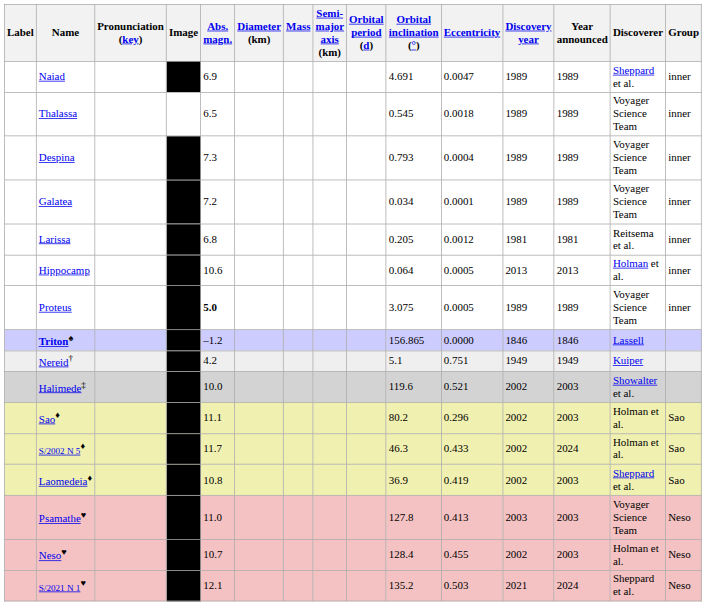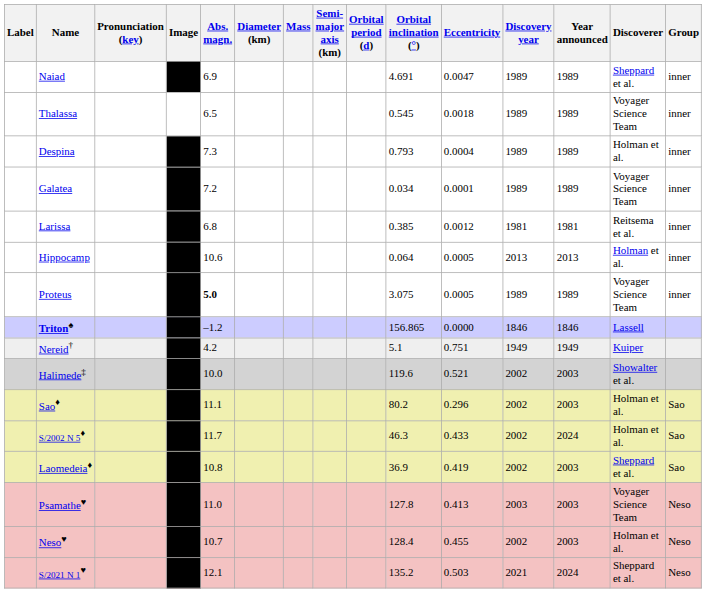(631, 158) Voyager Science Team -> (636, 152) Holman et al.
(401, 239) 0.205 -> (401, 226) 0.385
